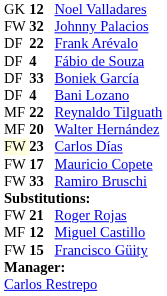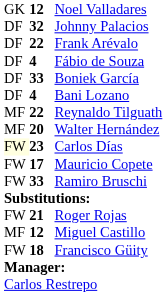(15, 26) FW -> (13, 26) DF
(37, 249) 15 -> (37, 249) 18
